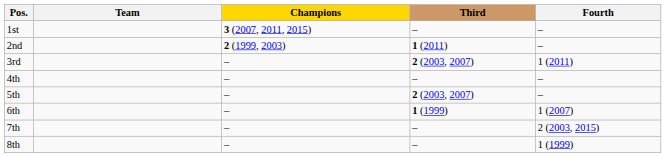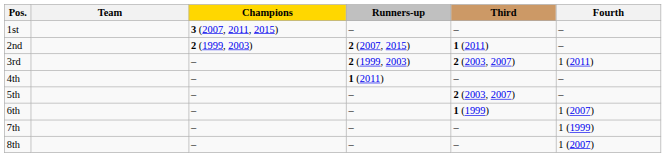+ column: (399, 12)
(569, 128) 2 (2003, 2015) -> (576, 128) 1 (1999)
(556, 144) 1 (1999) -> (576, 144) 1 (2007)
